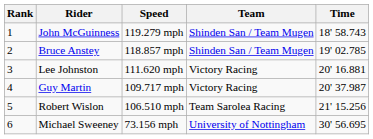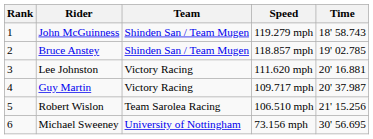columns swapped: (251, 13) <-> (154, 13)
